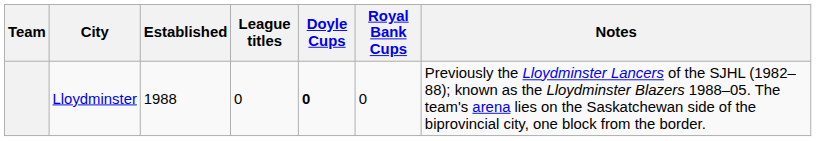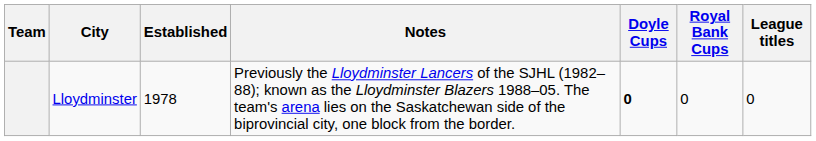columns swapped: (265, 33) <-> (616, 33)
(160, 98) 1988 -> (160, 98) 1978
